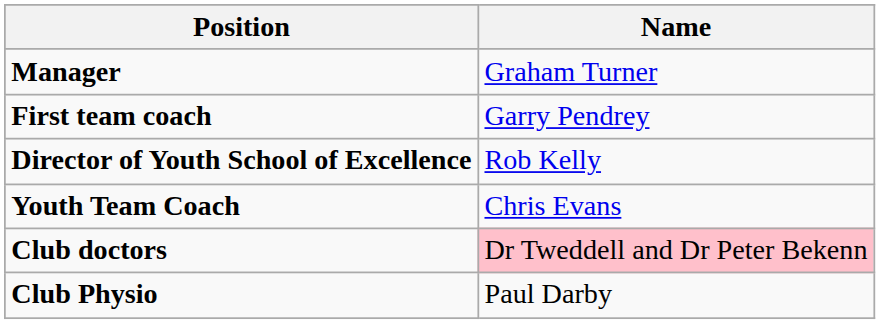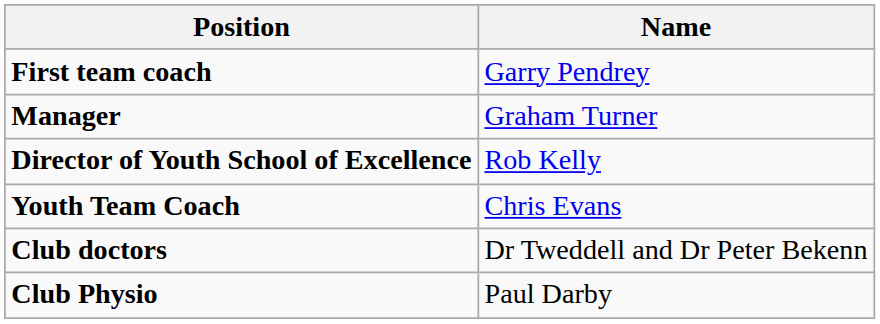rows swapped: (66, 71) <-> (111, 116)
(676, 250) pink background -> (676, 250) no background
